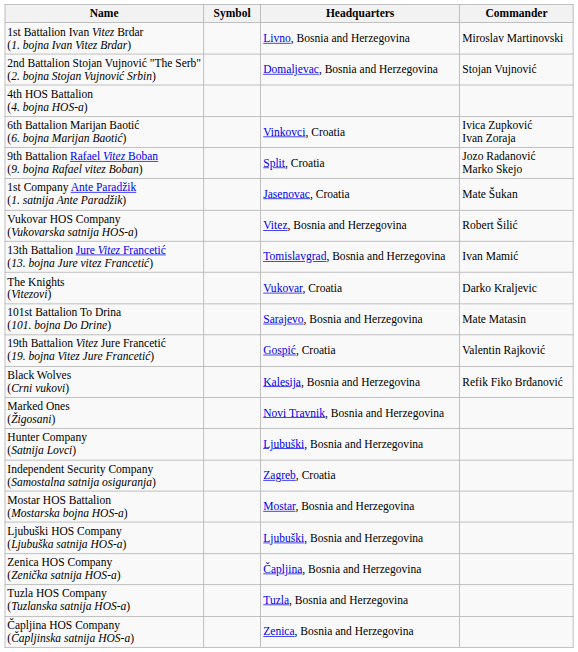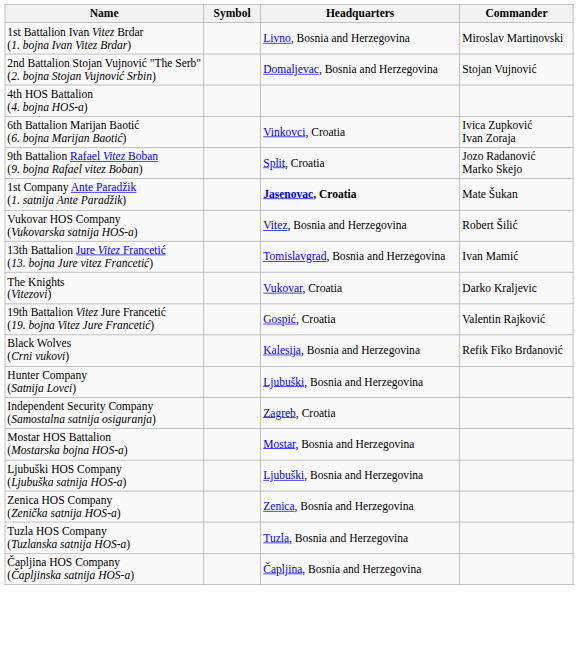(306, 194) normal -> (310, 194) bold
- row: (64, 319)
- row: (38, 413)
(342, 569) Čapljina, Bosnia and Herzegovina -> (338, 506) Zenica, Bosnia and Herzegovina
(338, 631) Zenica, Bosnia and Herzegovina -> (342, 569) Čapljina, Bosnia and Herzegovina
